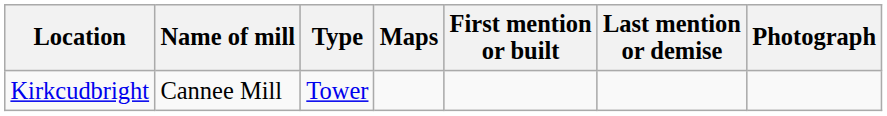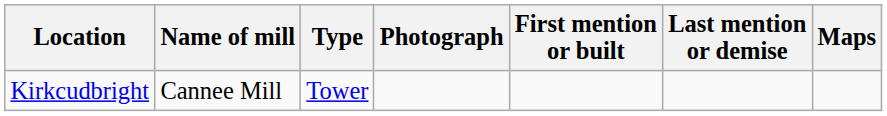columns swapped: (409, 37) <-> (814, 37)
